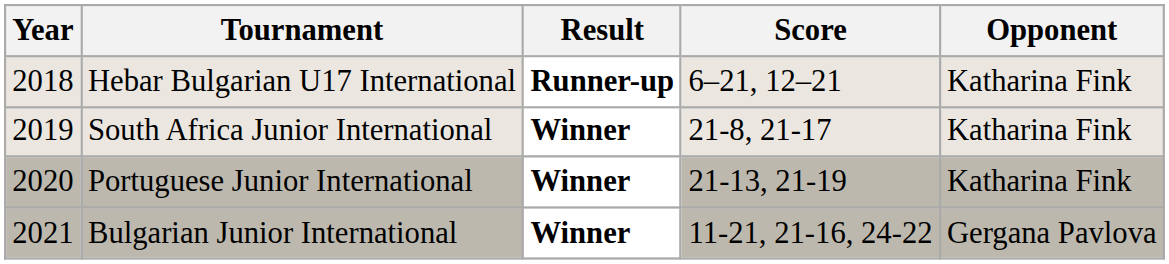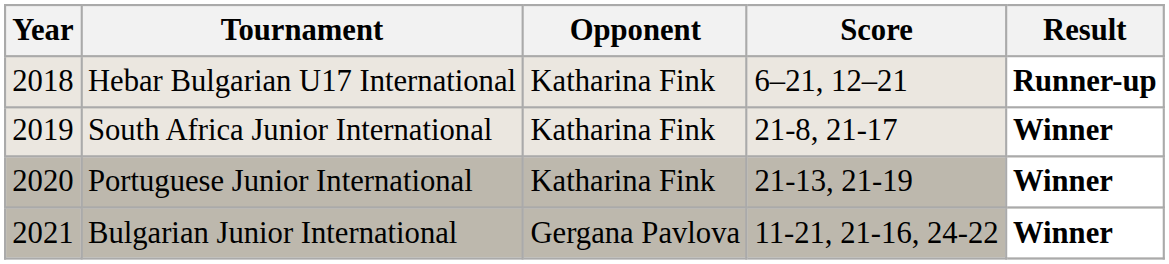columns swapped: (1052, 30) <-> (602, 30)
